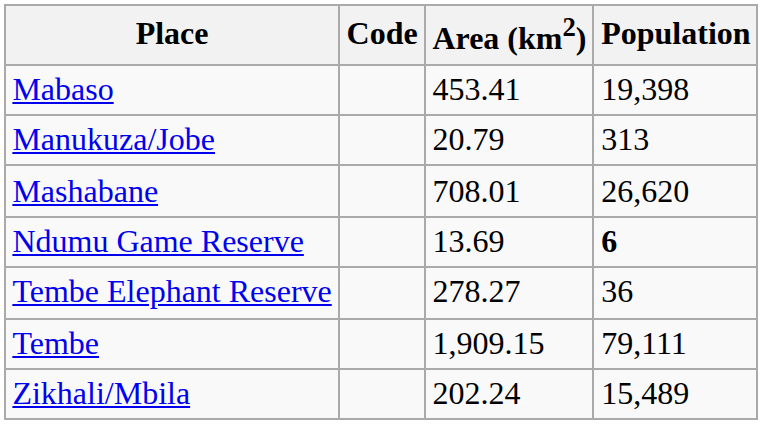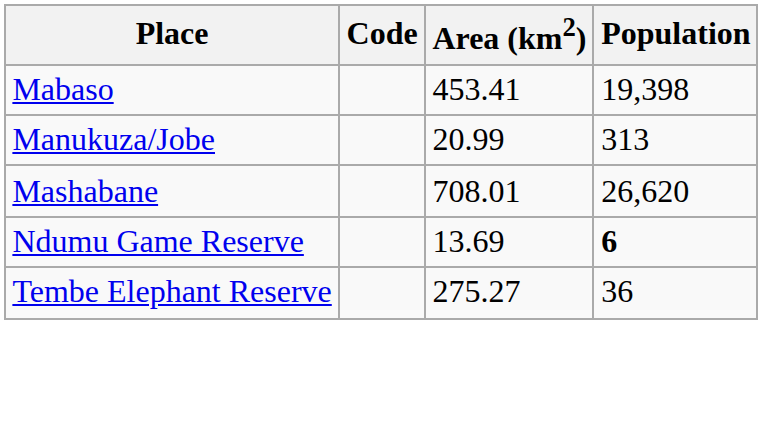(468, 140) 20.79 -> (468, 140) 20.99
(476, 292) 278.27 -> (476, 292) 275.27
- row: (56, 343)
- row: (101, 393)
